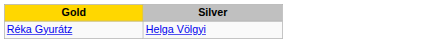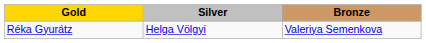+ column: (352, 13)
